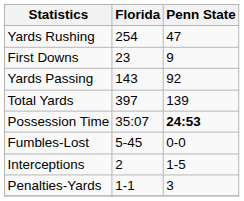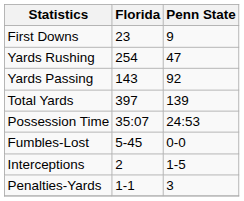rows swapped: (43, 57) <-> (51, 36)
(183, 121) bold -> (183, 121) normal
